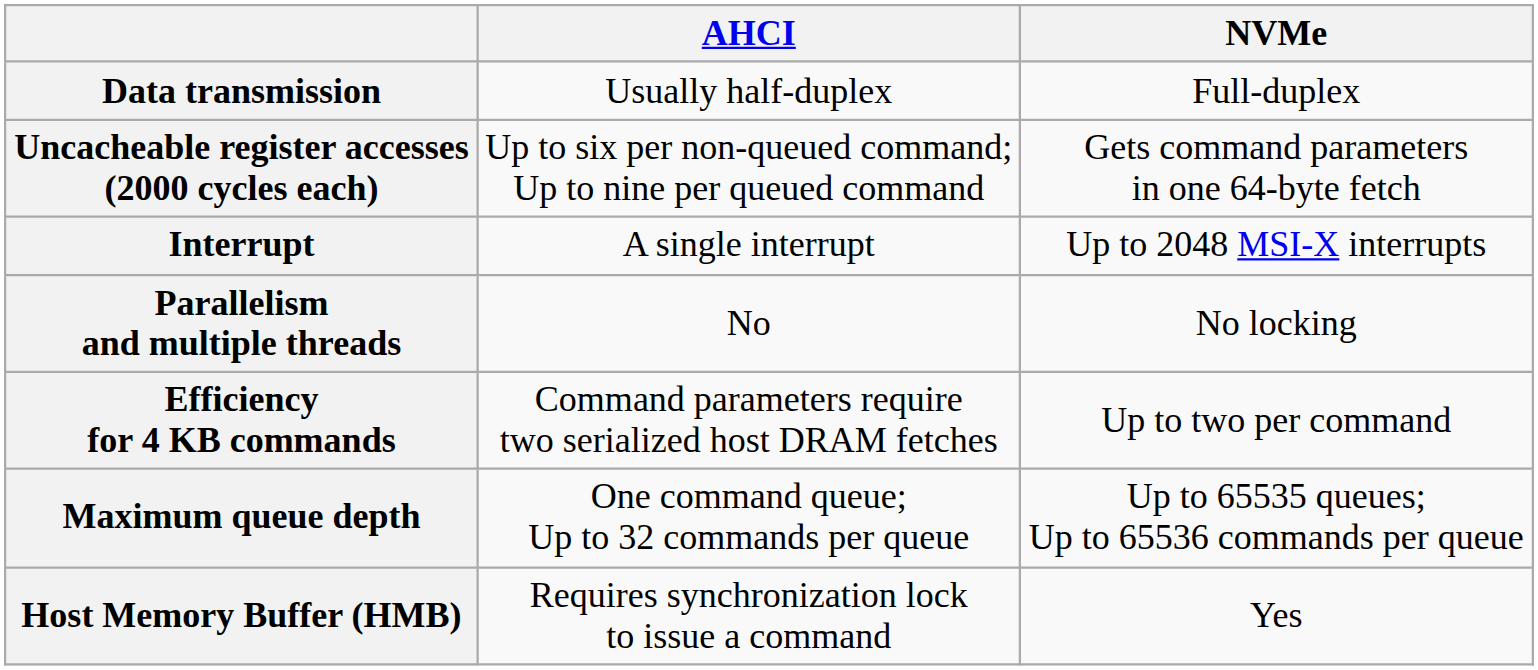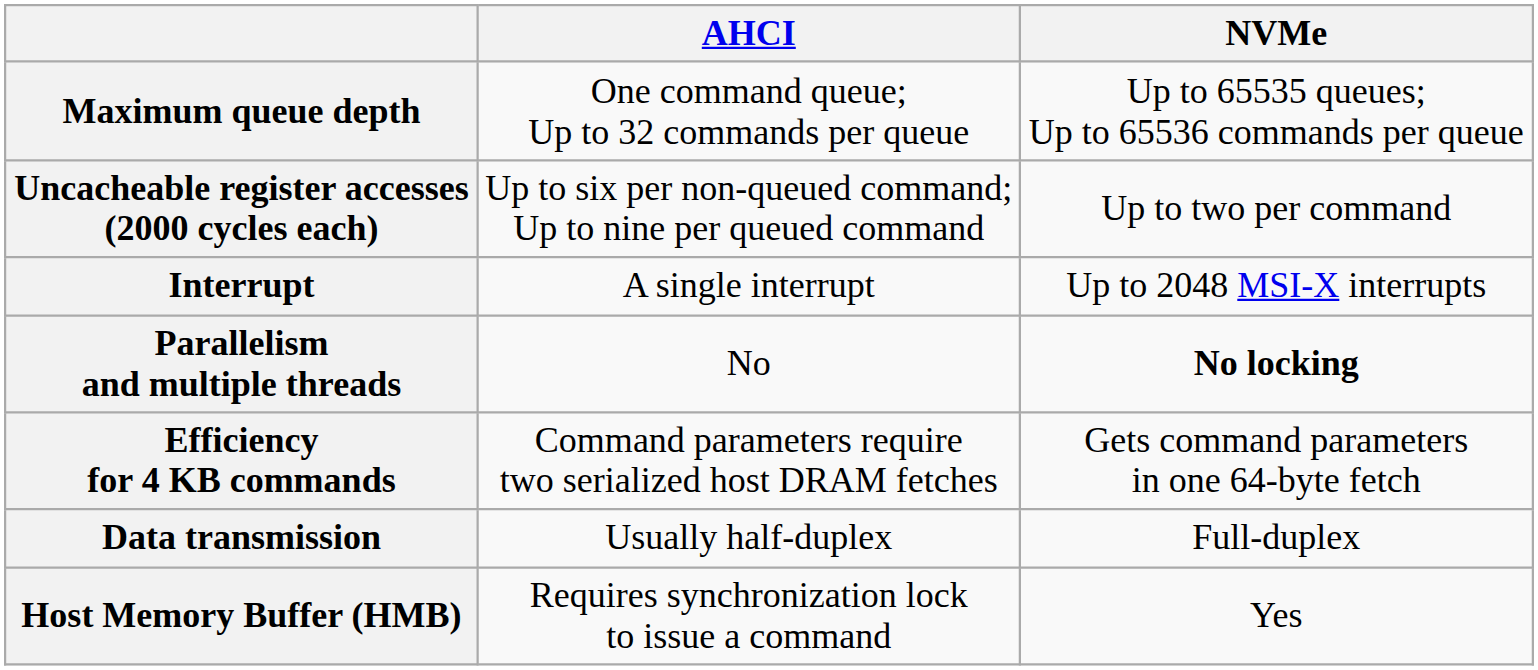rows swapped: (241, 517) <-> (241, 90)
(1276, 167) Gets command parameters in one 64-byte fetch -> (1276, 207) Up to two per command
(1276, 322) normal -> (1276, 362) bold
(1276, 419) Up to two per command -> (1276, 460) Gets command parameters in one 64-byte fetch
